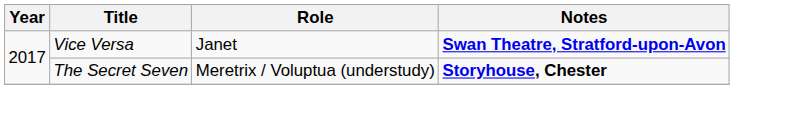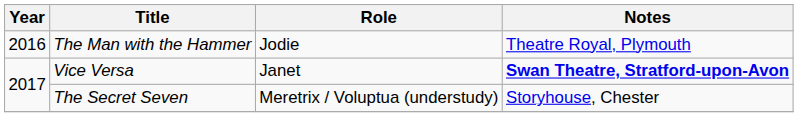+ row: (152, 44)
(525, 71) bold -> (583, 97) normal
